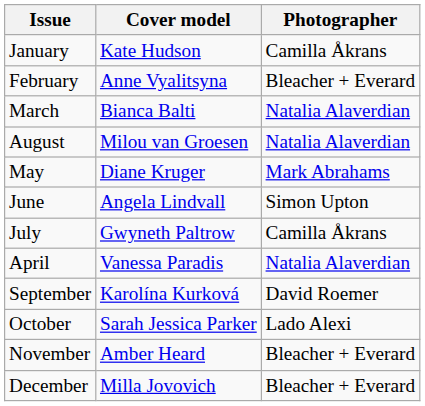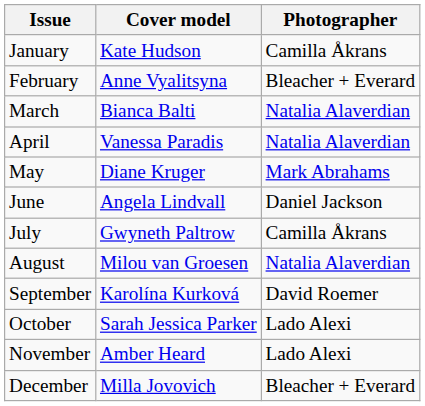rows swapped: (29, 263) <-> (37, 141)
(317, 202) Simon Upton -> (324, 202) Daniel Jackson
(340, 354) Bleacher + Everard -> (309, 354) Lado Alexi
